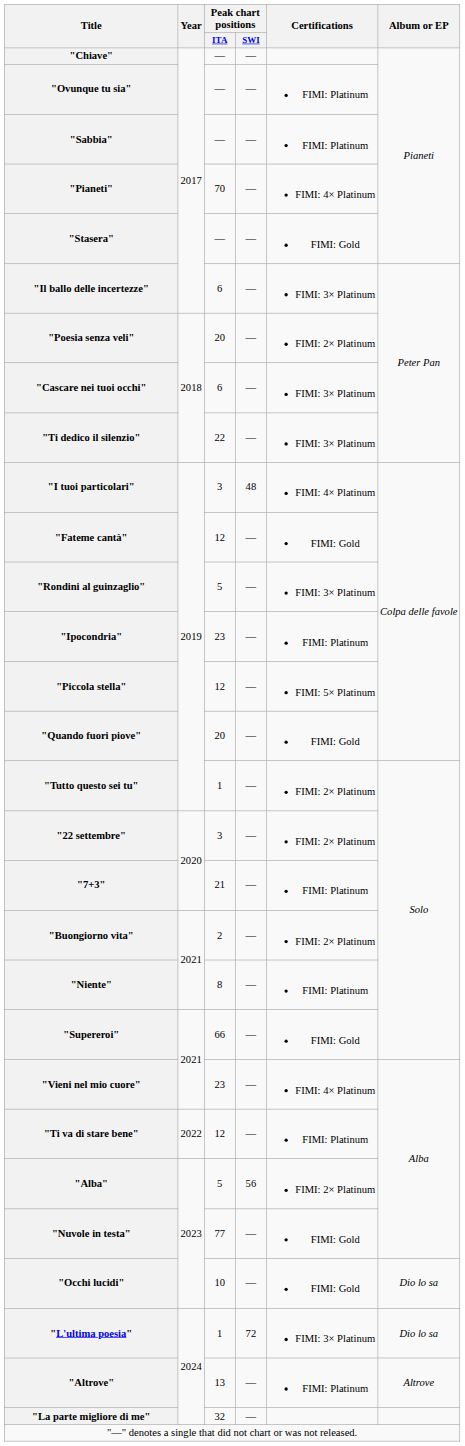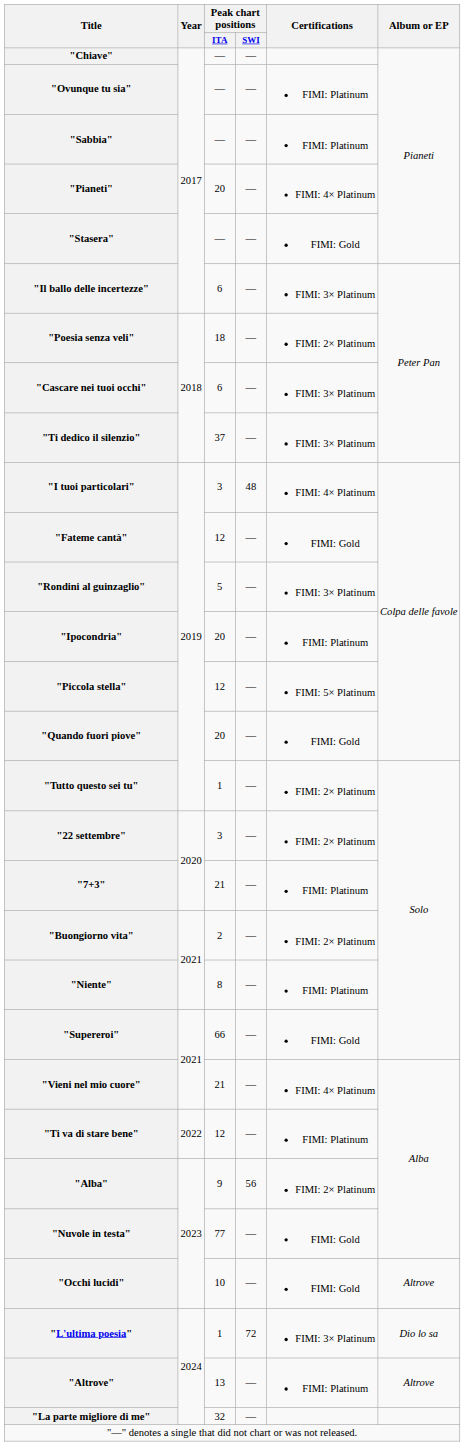(220, 189) 70 -> (220, 189) 20
(220, 338) 20 -> (220, 338) 18
(220, 437) 22 -> (220, 437) 37
(220, 636) 23 -> (220, 636) 20
(220, 1084) 23 -> (220, 1084) 21
(220, 1184) 5 -> (220, 1184) 9
(419, 1283) Dio lo sa -> (419, 1283) Altrove
